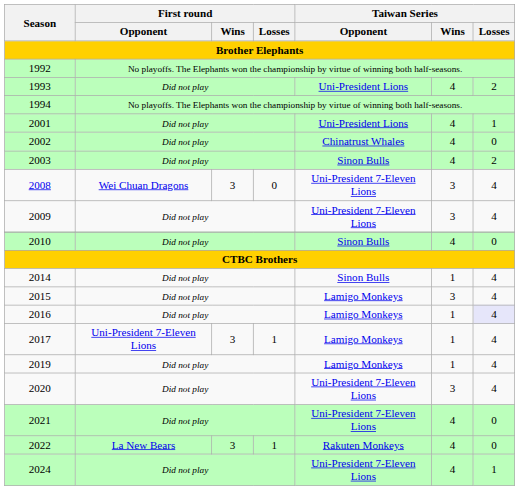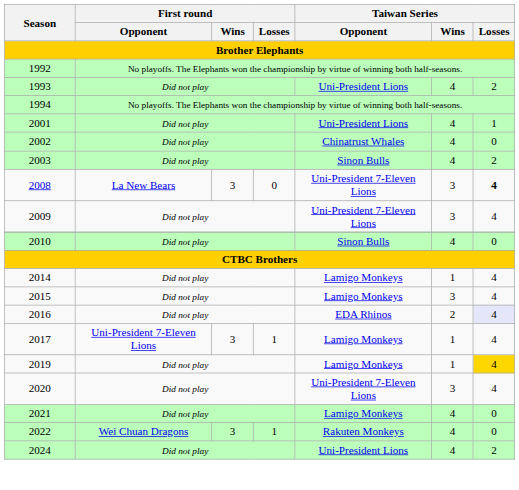(143, 185) Wei Chuan Dragons -> (143, 185) La New Bears
(494, 185) normal -> (494, 185) bold
(363, 277) Sinon Bulls -> (363, 277) Lamigo Monkeys
(363, 314) Lamigo Monkeys -> (363, 314) EDA Rhinos
(452, 314) 1 -> (452, 314) 2
(494, 364) no background -> (494, 364) gold background
(363, 420) Uni-President 7-Eleven Lions -> (363, 414) Lamigo Monkeys
(143, 445) La New Bears -> (143, 432) Wei Chuan Dragons
(363, 470) Uni-President 7-Eleven Lions -> (363, 450) Uni-President Lions
(494, 470) 1 -> (494, 450) 2
